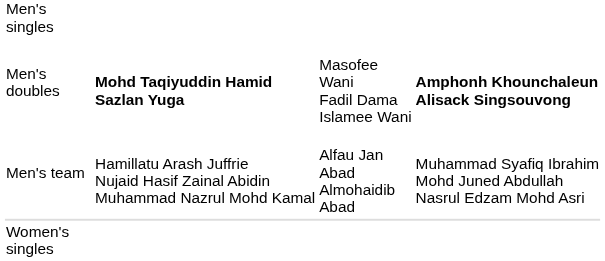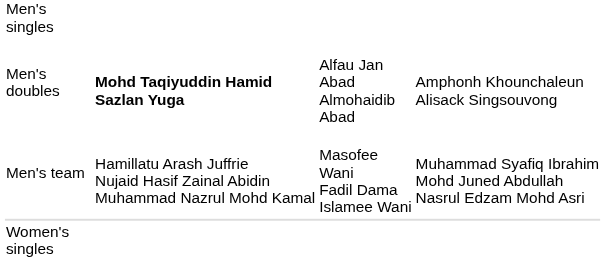(365, 91) Masofee Wani Fadil Dama Islamee Wani -> (357, 91) Alfau Jan Abad Almohaidib Abad
(507, 91) bold -> (500, 91) normal
(357, 181) Alfau Jan Abad Almohaidib Abad -> (365, 181) Masofee Wani Fadil Dama Islamee Wani
